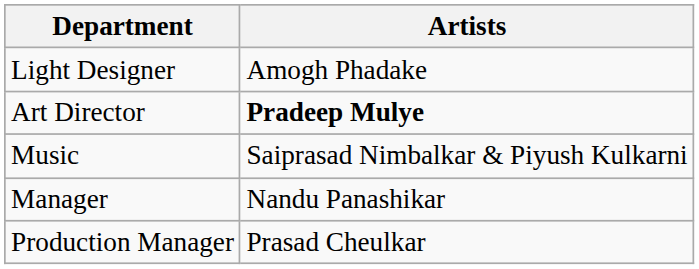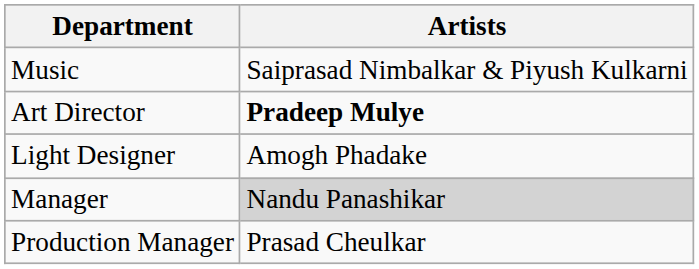rows swapped: (45, 155) <-> (93, 69)
(346, 198) no background -> (346, 198) lightgrey background
